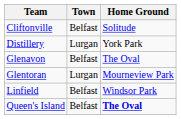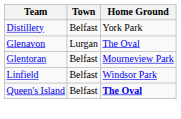- row: (29, 28)
(84, 43) Lurgan -> (83, 28) Belfast
(83, 59) Belfast -> (84, 43) Lurgan
(84, 75) Lurgan -> (83, 59) Belfast
